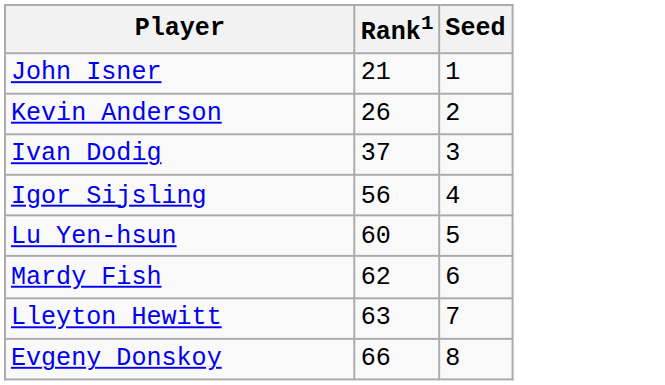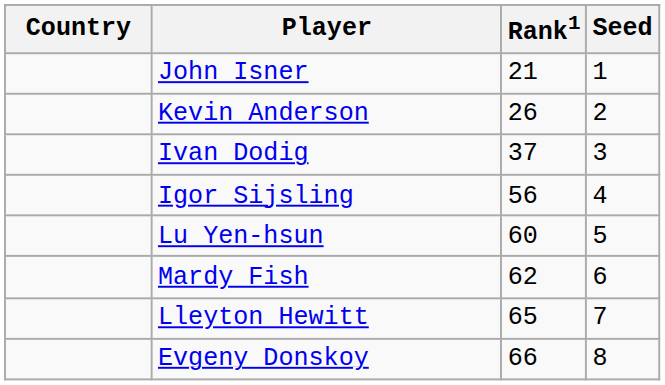+ column: (78, 29)
(376, 318) 63 -> (523, 318) 65
